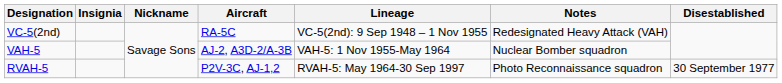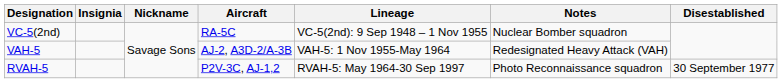(580, 31) Redesignated Heavy Attack (VAH) -> (560, 31) Nuclear Bomber squadron
(560, 50) Nuclear Bomber squadron -> (580, 50) Redesignated Heavy Attack (VAH)
